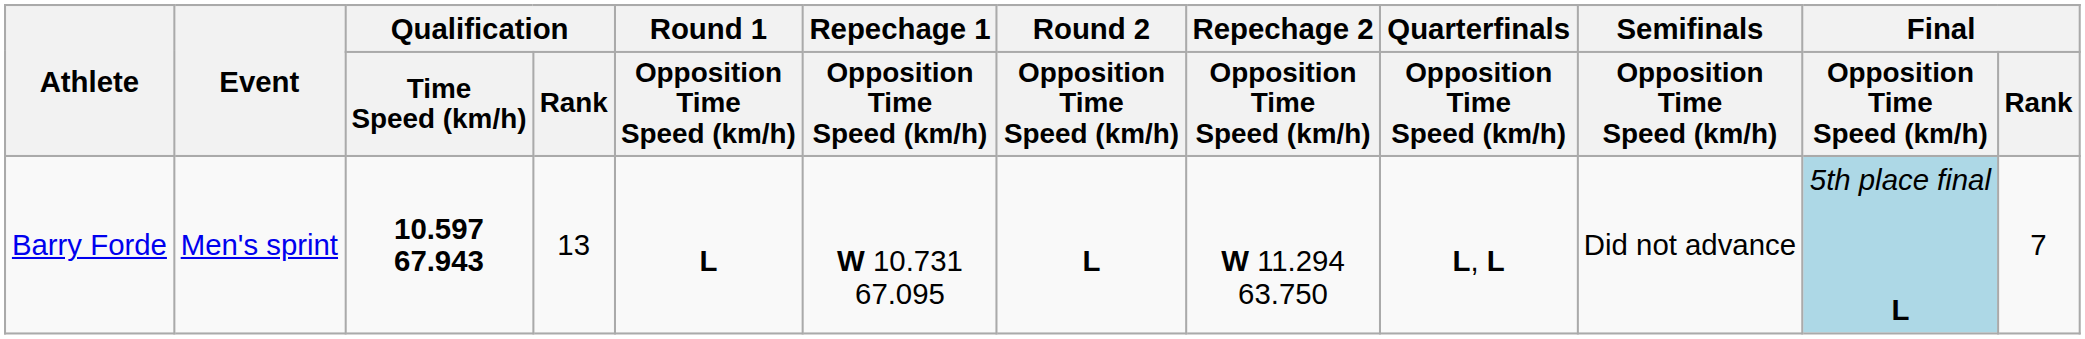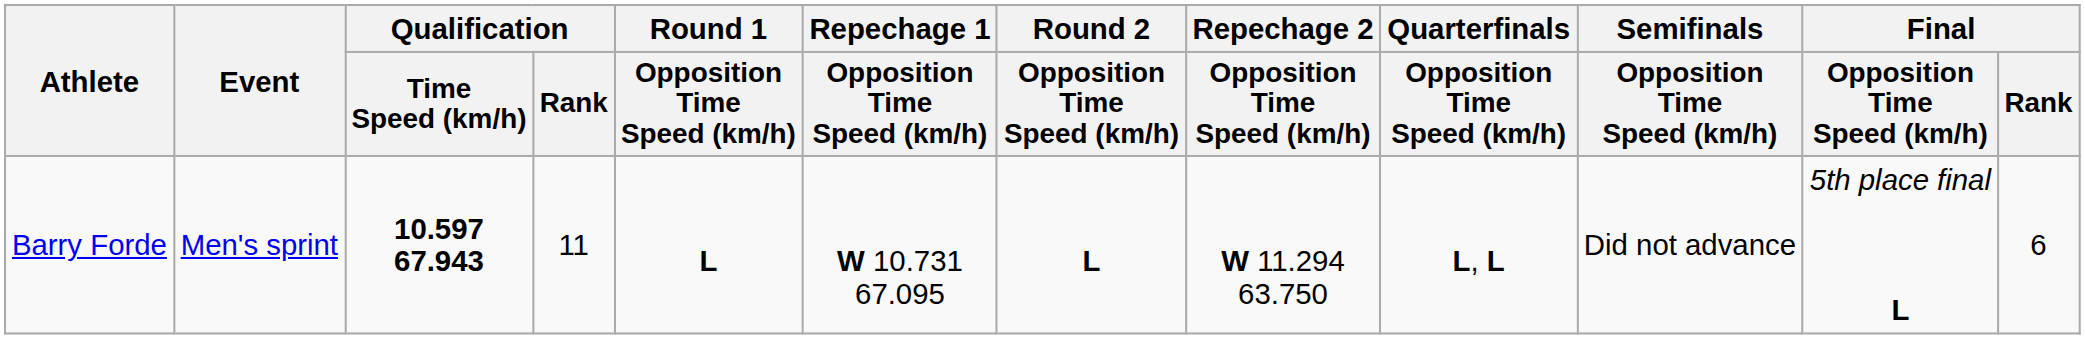(574, 245) 13 -> (574, 245) 11
(1900, 245) lightblue background -> (1900, 245) no background
(2039, 245) 7 -> (2039, 245) 6
